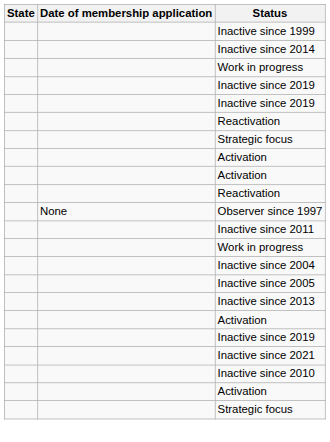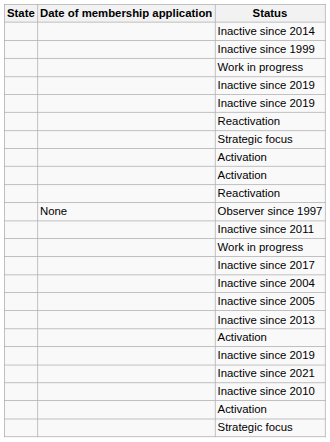rows swapped: (126, 49) <-> (126, 31)
+ row: (126, 266)
